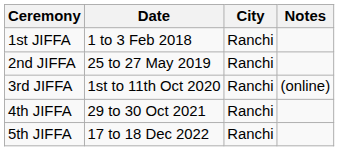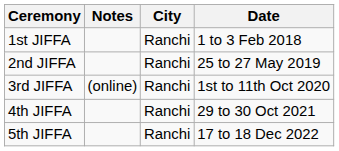columns swapped: (154, 16) <-> (305, 16)
